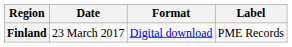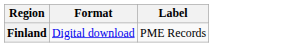- column: (88, 13)
